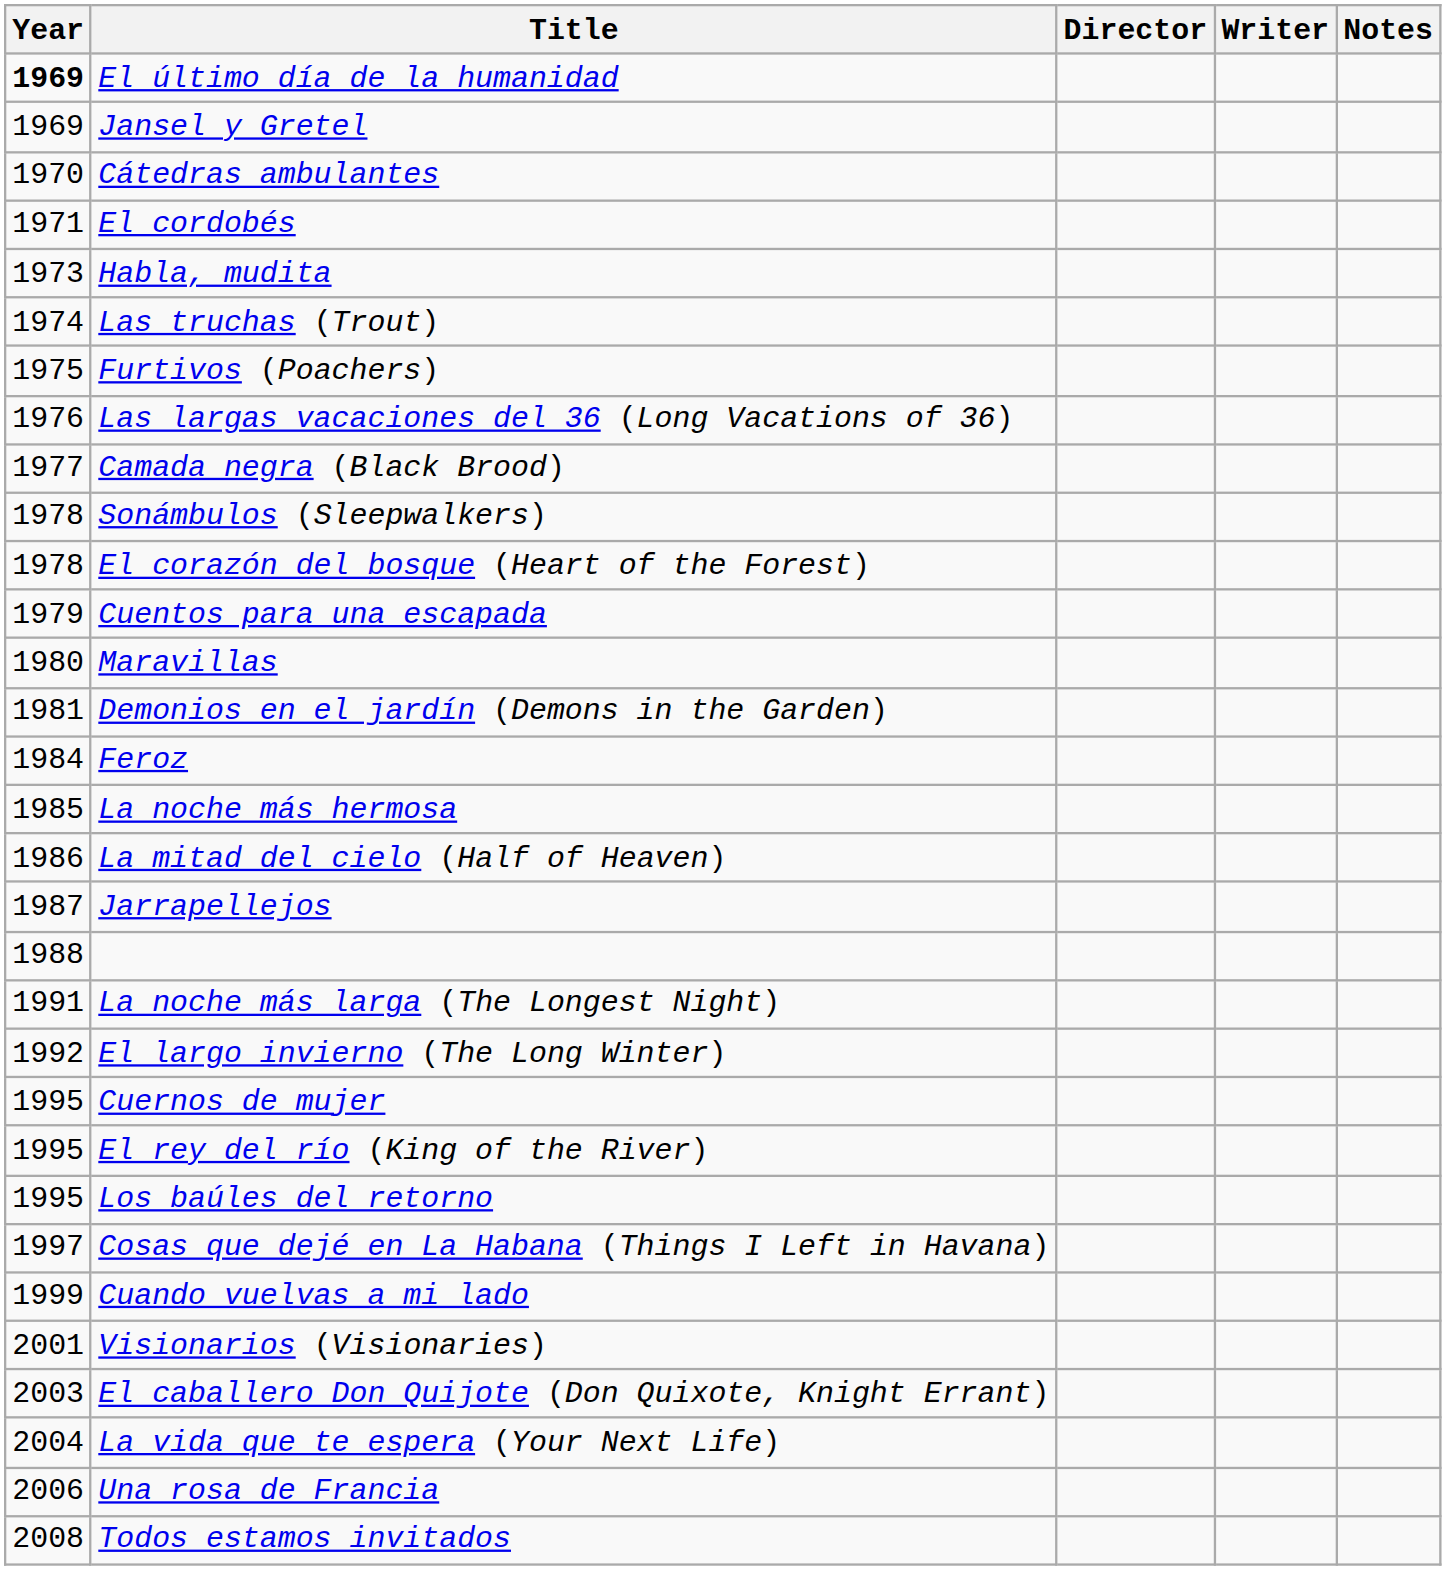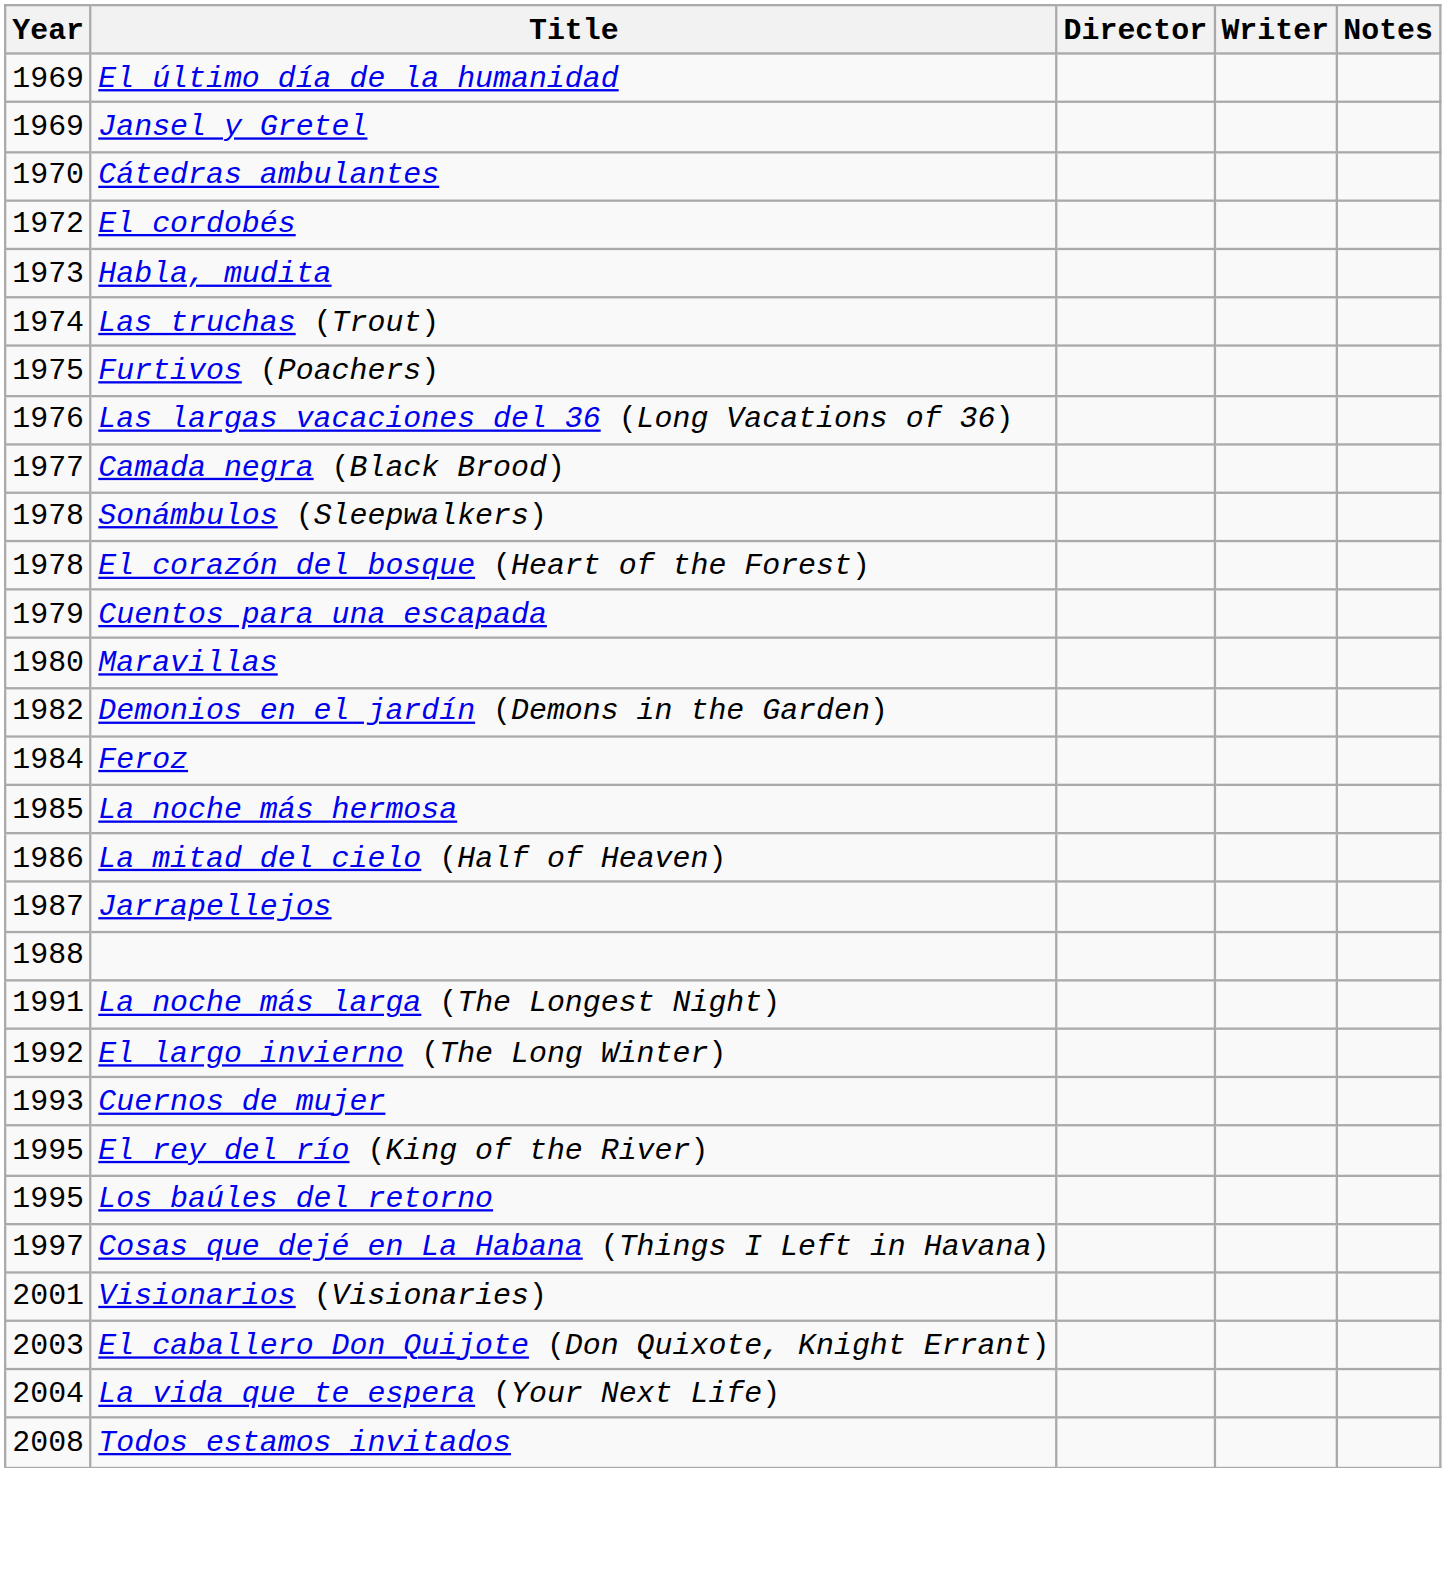(48, 78) bold -> (48, 78) normal
(48, 224) 1971 -> (48, 224) 1972
(48, 712) 1981 -> (48, 712) 1982
(48, 1102) 1995 -> (48, 1102) 1993
- row: (314, 1297)
- row: (269, 1491)
